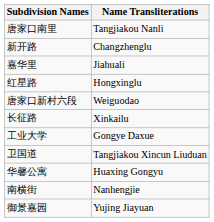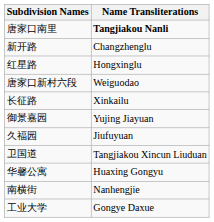(128, 29) normal -> (131, 29) bold
- row: (22, 64)
rows swapped: (27, 136) <-> (27, 207)
+ row: (22, 136)
